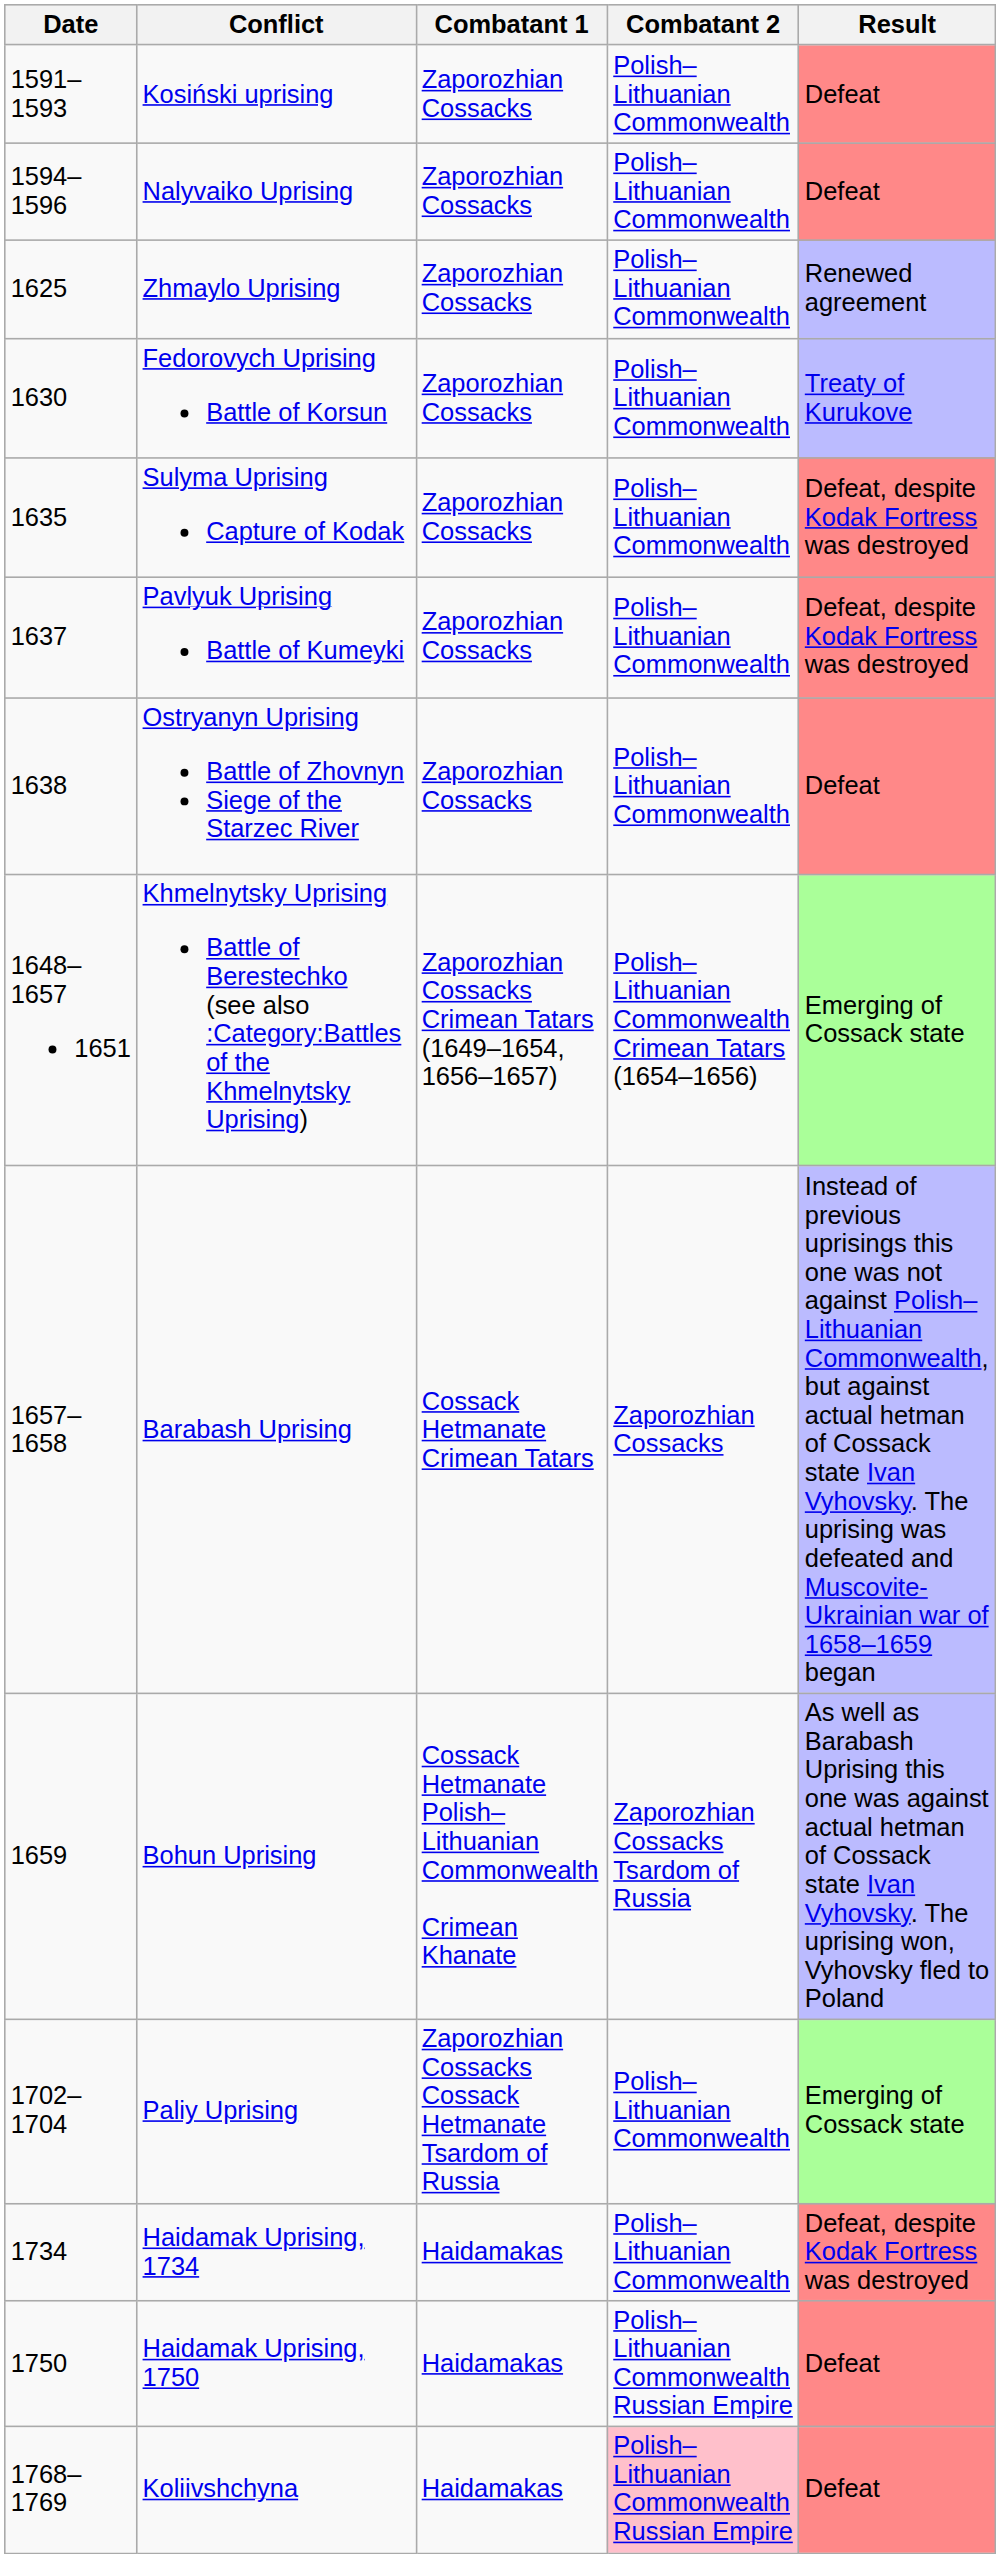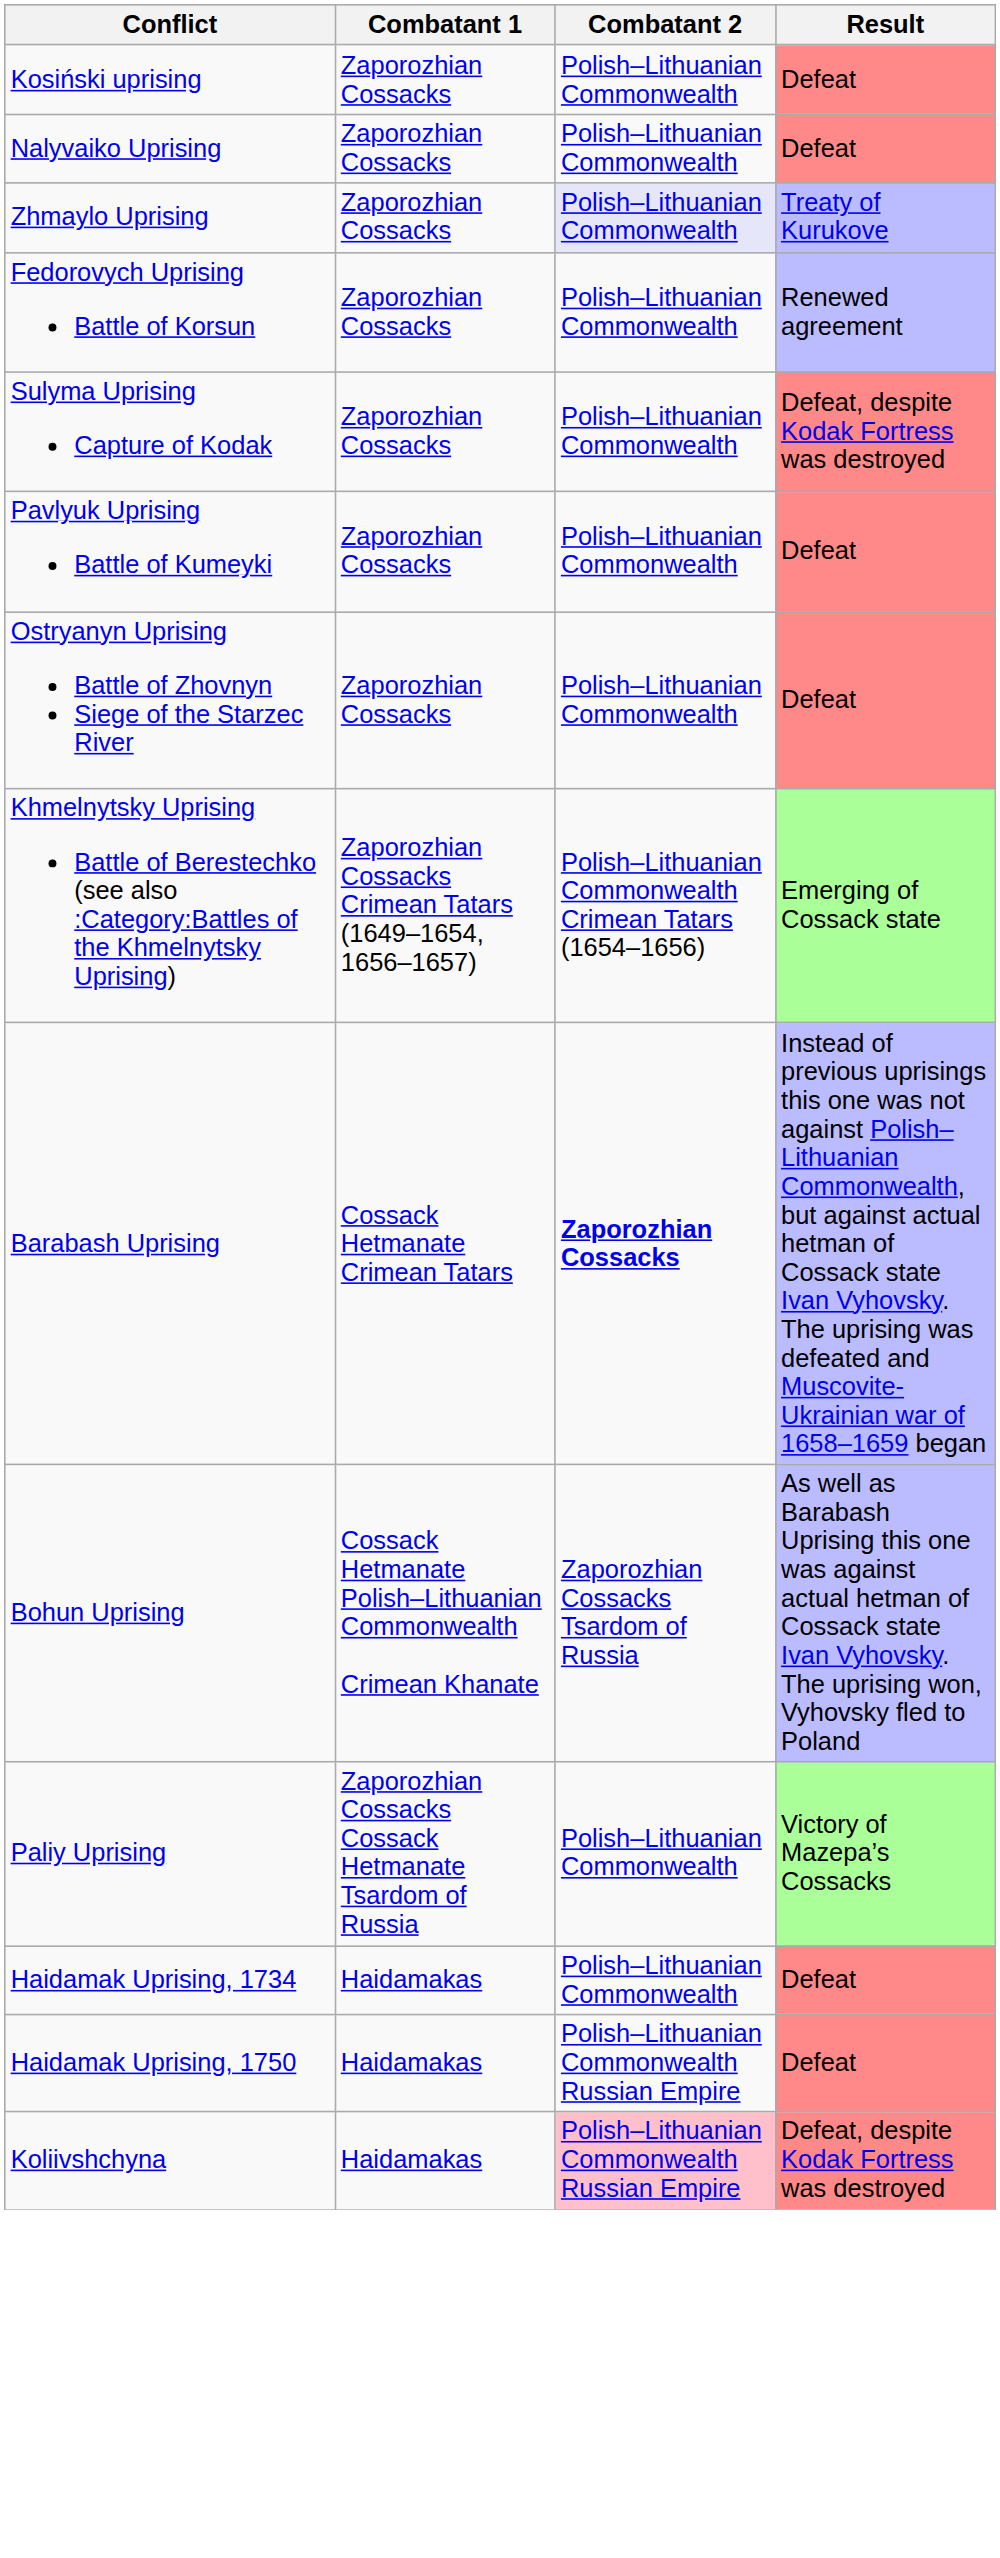- column: (71, 24)
(702, 288) no background -> (661, 217) lavender background
(866, 288) Renewed agreement -> (835, 217) Treaty of Kurukove
(859, 397) Treaty of Kurukove -> (842, 311) Renewed agreement
(891, 637) Defeat, despite Kodak Fortress was destroyed -> (819, 551) Defeat
(684, 1429) normal -> (637, 1243) bold
(885, 2110) Emerging of Cossack state -> (836, 1853) Victory of Mazepa’s Cossacks
(891, 2251) Defeat, despite Kodak Fortress was destroyed -> (819, 1979) Defeat
(842, 2489) Defeat -> (867, 2160) Defeat, despite Kodak Fortress was destroyed
